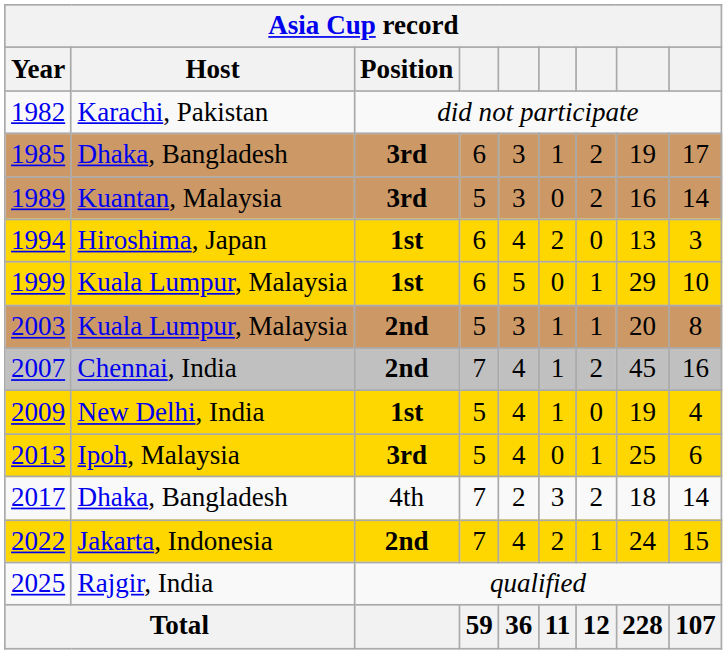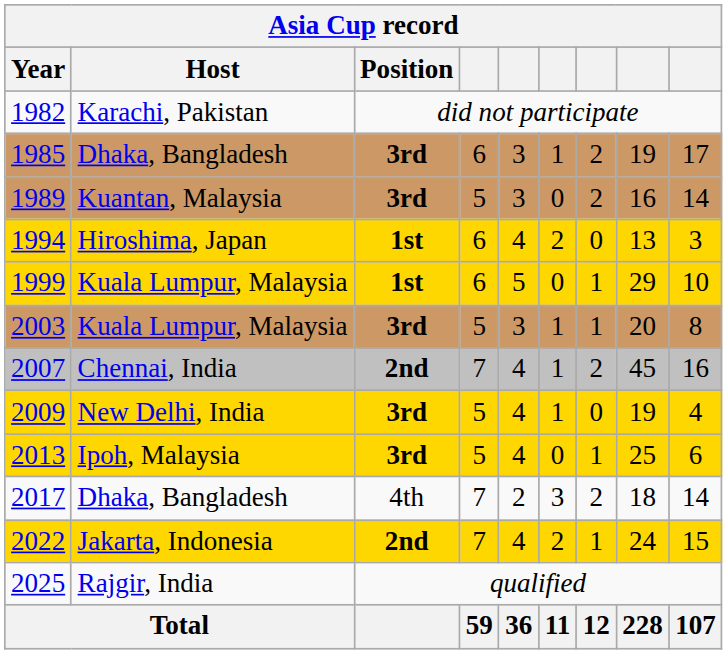(407, 326) 2nd -> (407, 326) 3rd
(407, 411) 1st -> (407, 411) 3rd
